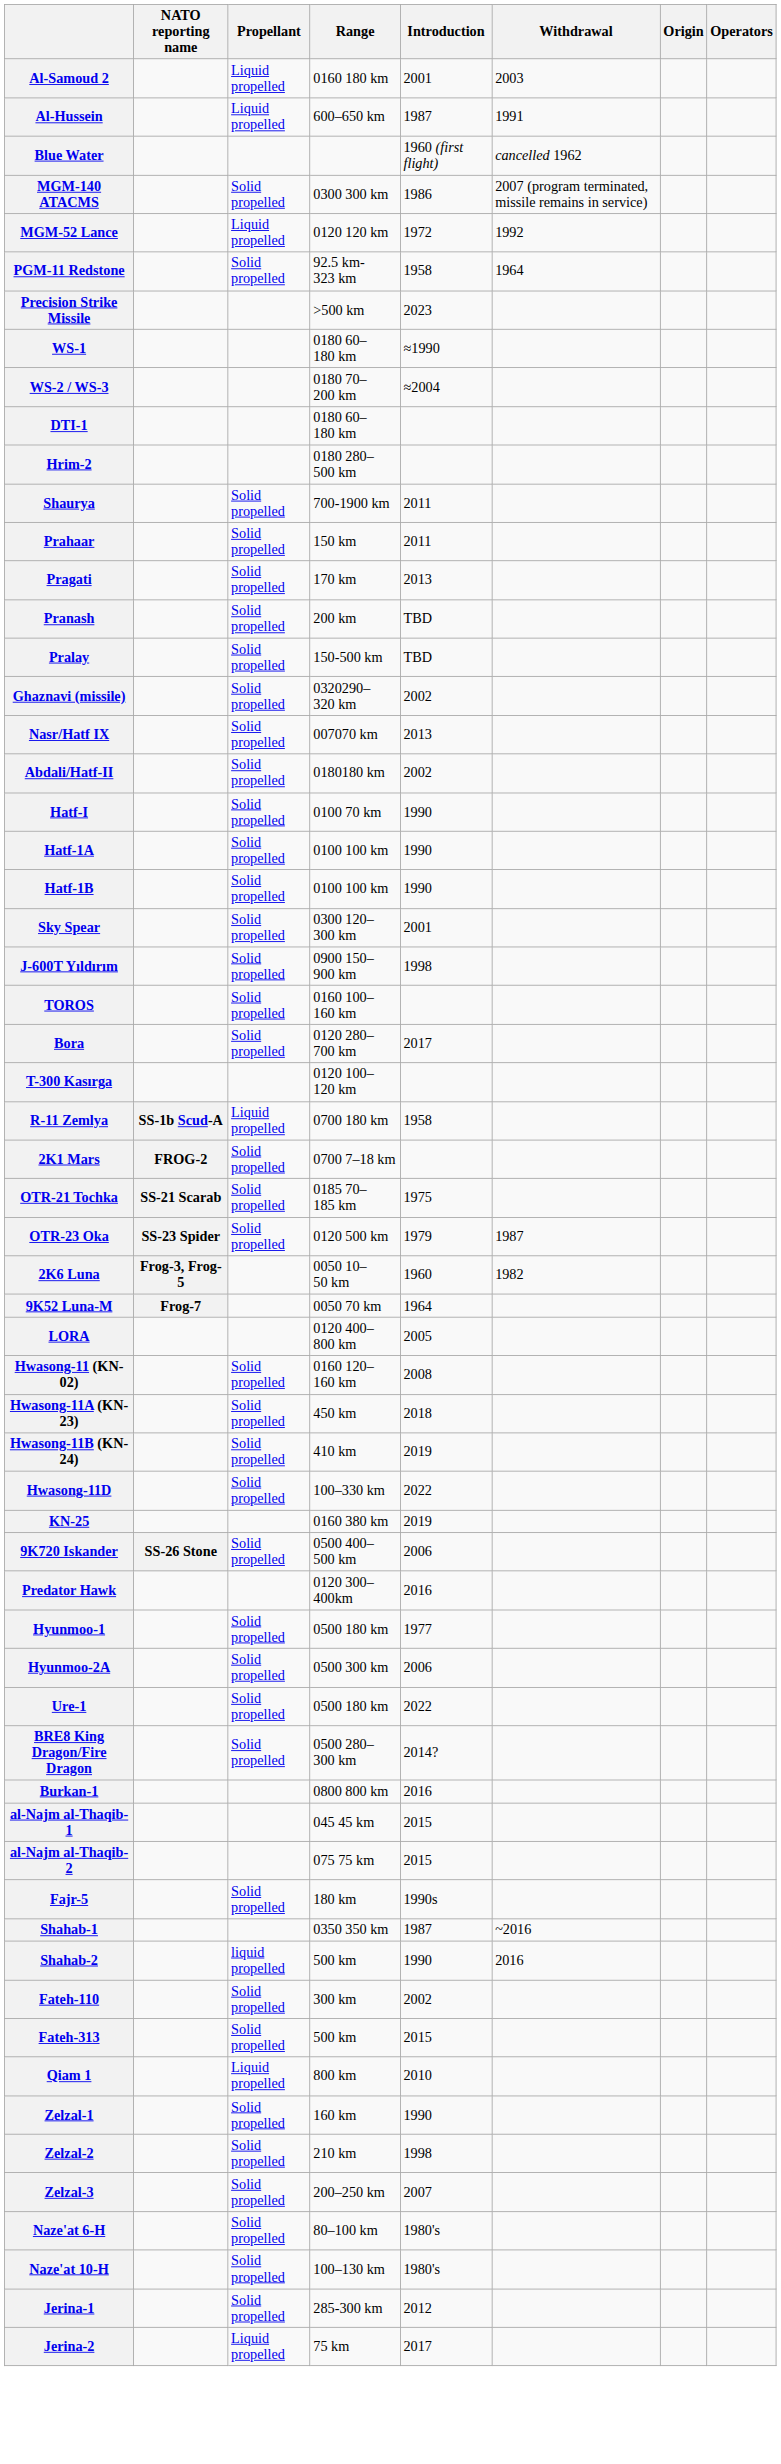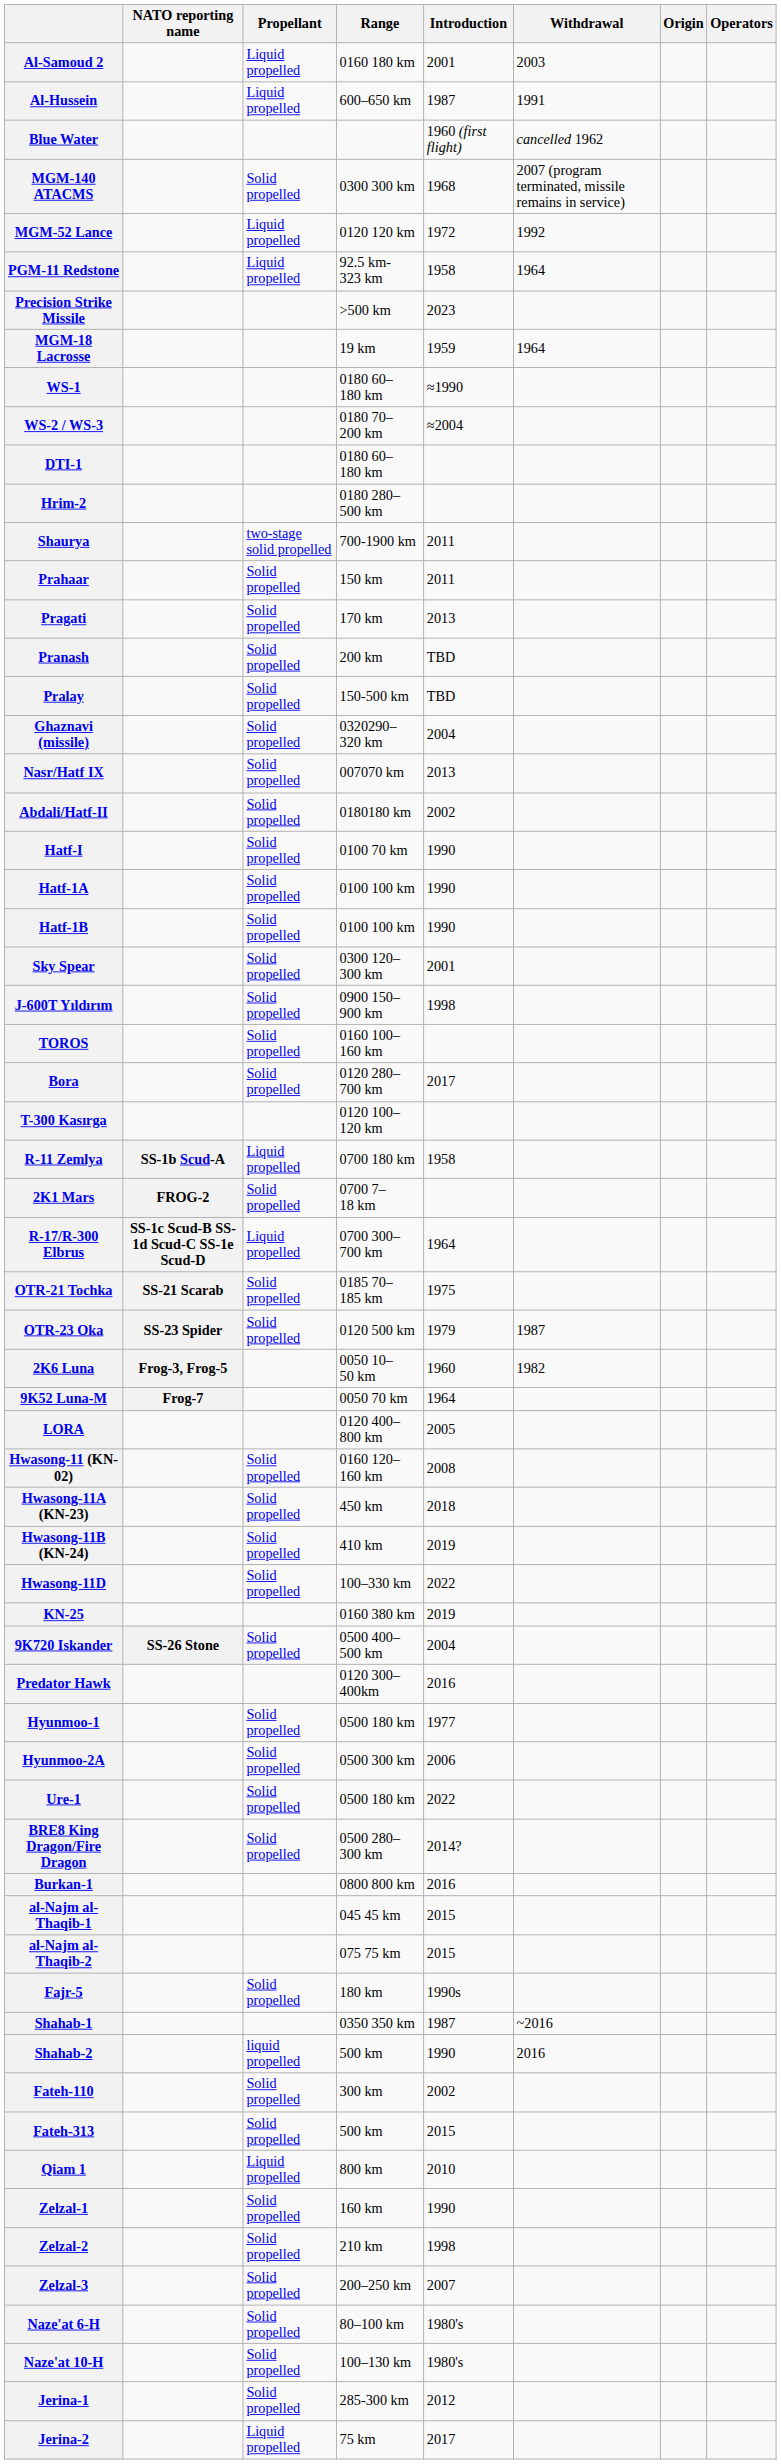(418, 194) 1986 -> (441, 186) 1968
(258, 271) Solid propelled -> (273, 271) Liquid propelled
+ row: (64, 348)
(258, 503) Solid propelled -> (289, 541) two-stage solid propelled
(418, 696) 2002 -> (441, 734) 2004
+ row: (64, 1244)
(418, 1551) 2006 -> (441, 1645) 2004
